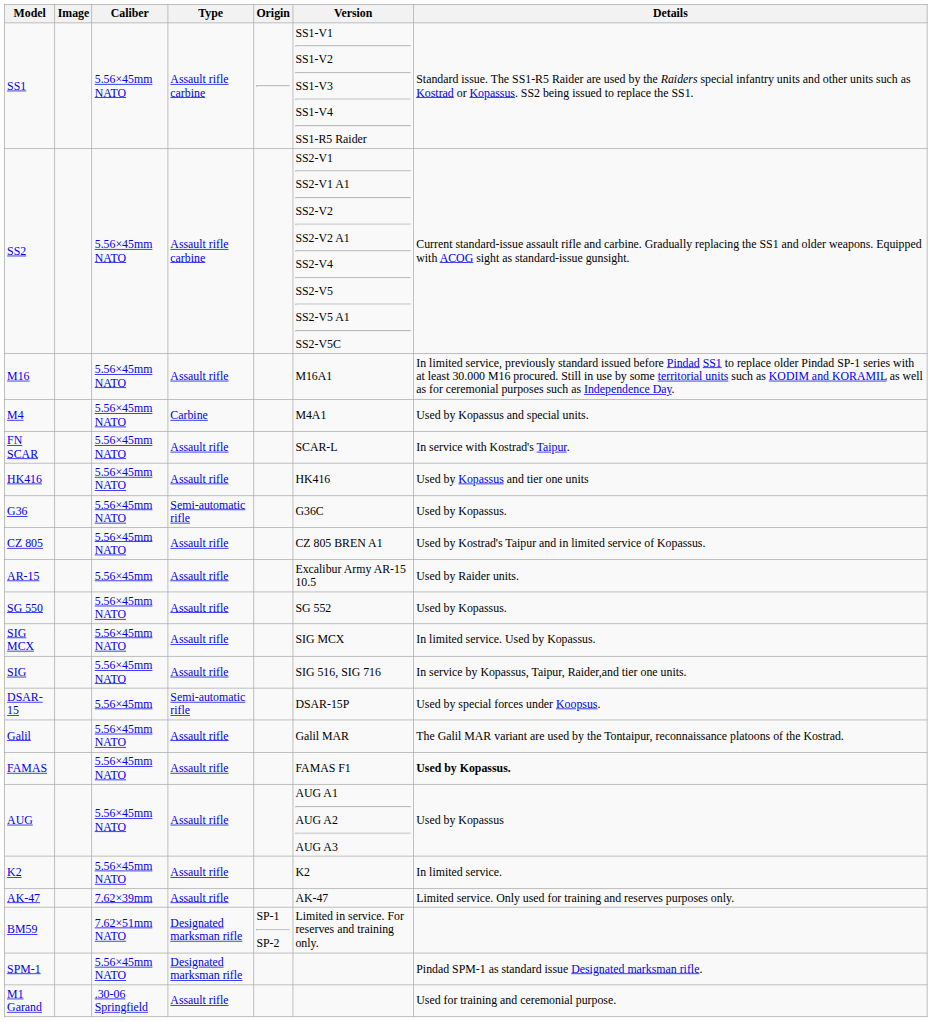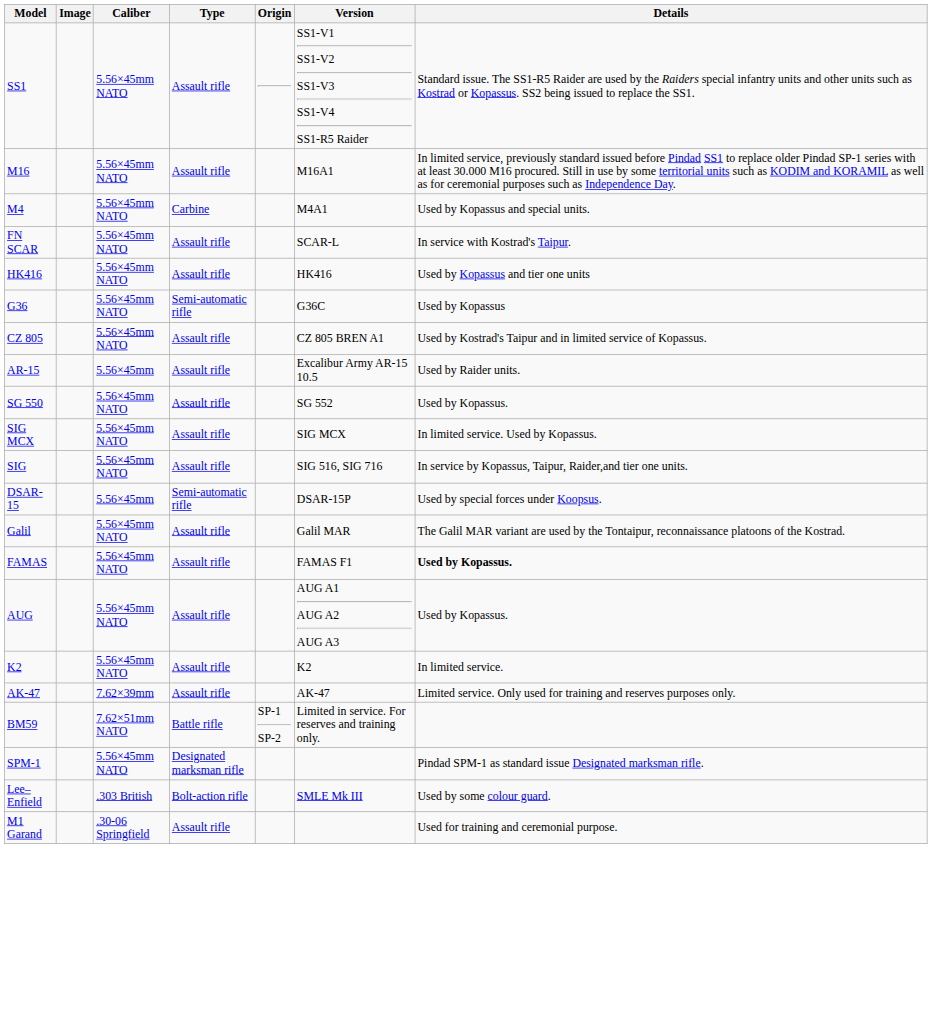(199, 85) Assault rifle carbine -> (201, 85) Assault rifle
- row: (17, 251)
(461, 511) Used by Kopassus. -> (461, 306) Used by Kopassus
(460, 820) Used by Kopassus -> (463, 615) Used by Kopassus.
(206, 930) Designated marksman rifle -> (197, 724) Battle rifle
+ row: (25, 795)
